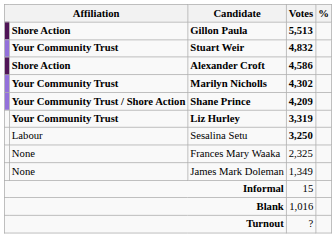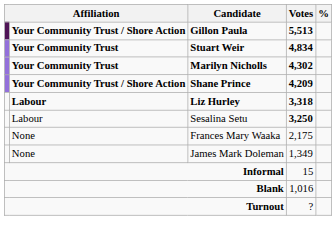(41, 31) Shore Action -> (99, 31) Your Community Trust / Shore Action
(301, 48) 4,832 -> (301, 48) 4,834
- row: (228, 66)
(65, 119) Your Community Trust -> (29, 101) Labour
(301, 119) 3,319 -> (301, 101) 3,318
(301, 154) 2,325 -> (301, 136) 2,175
